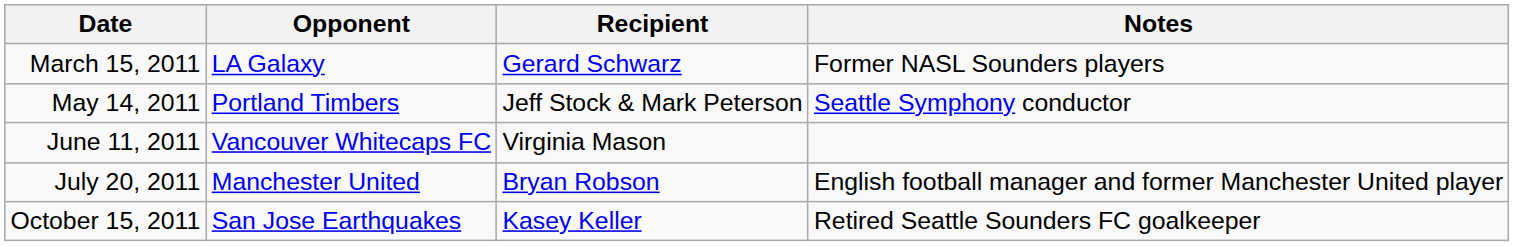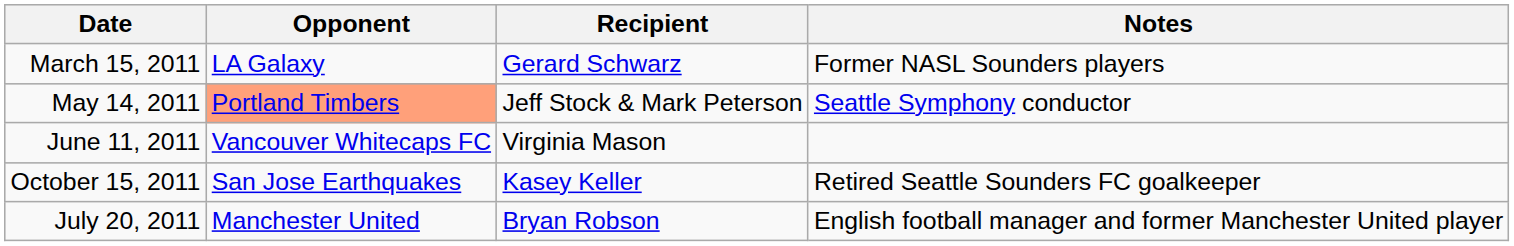(305, 102) no background -> (305, 102) lightsalmon background
rows swapped: (127, 181) <-> (105, 220)
